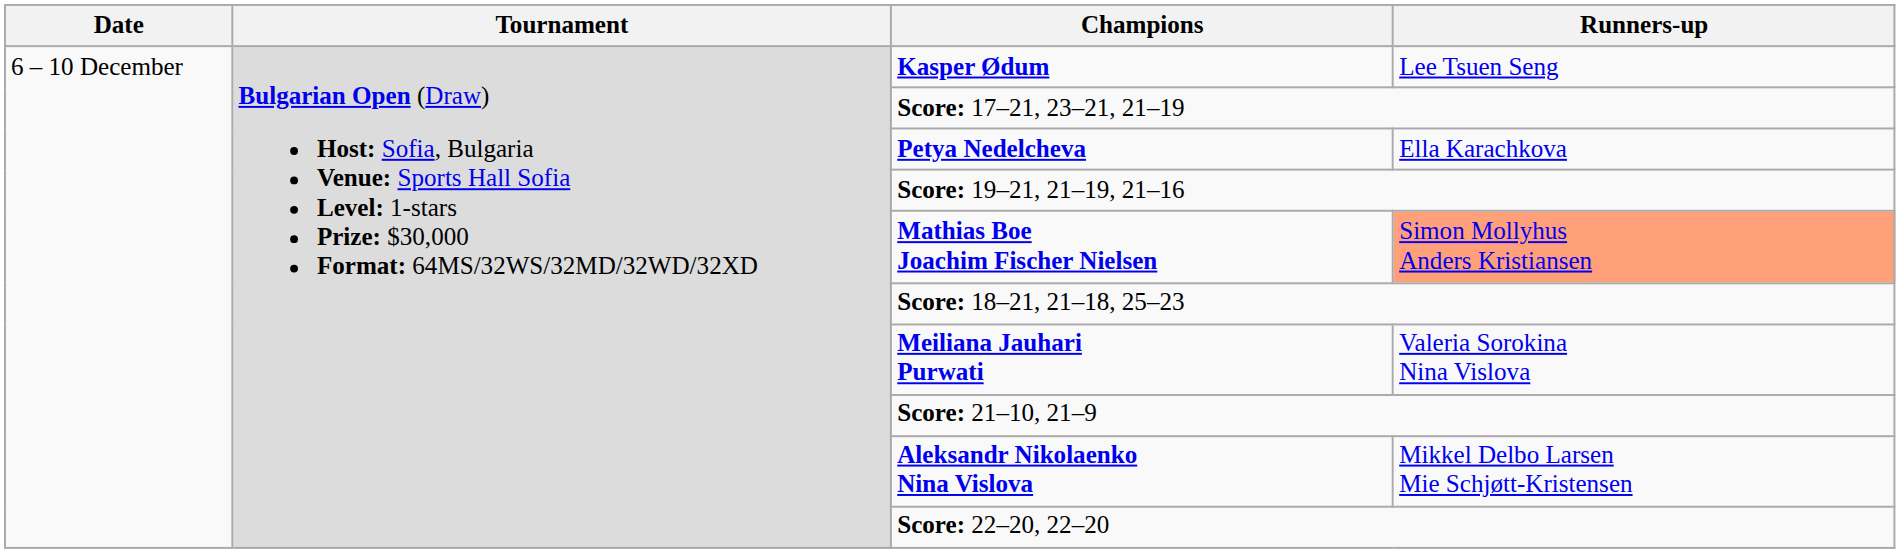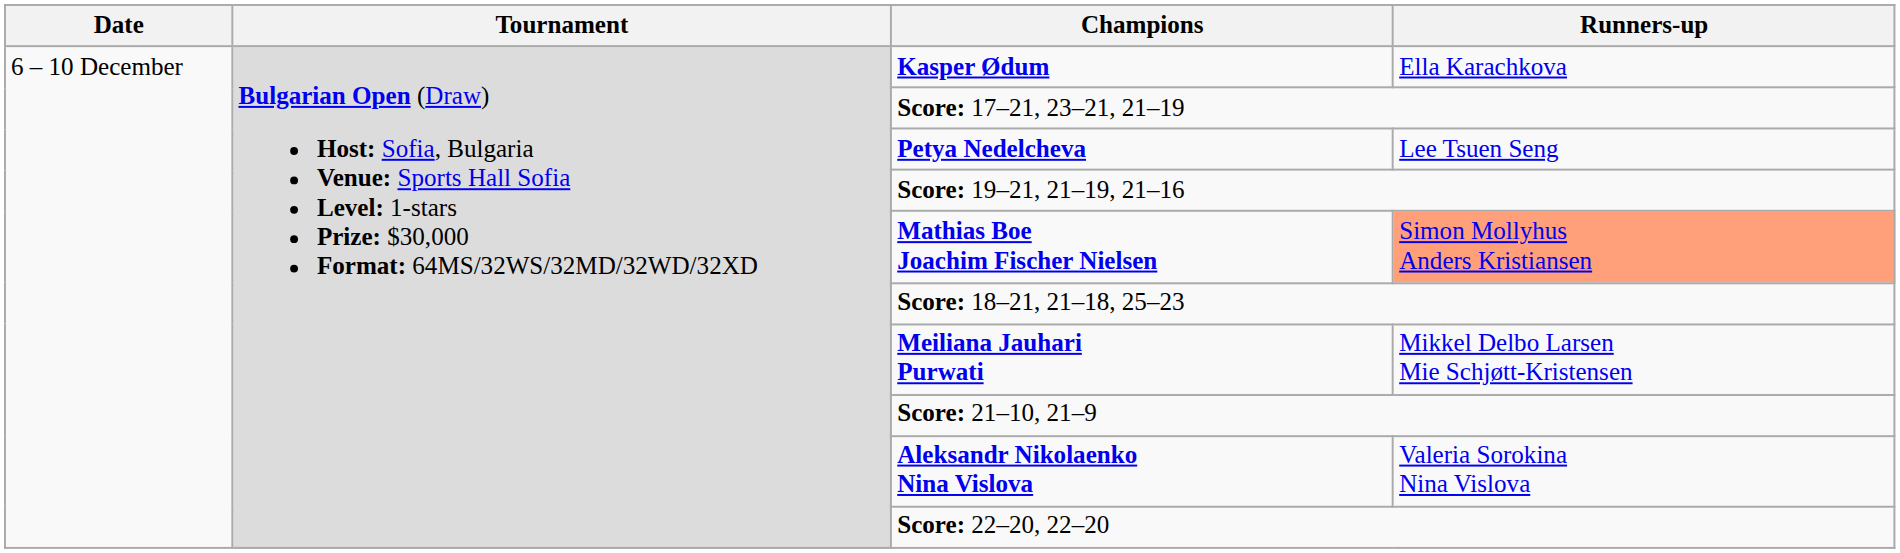(1479, 66) Lee Tsuen Seng -> (1483, 66) Ella Karachkova
(1483, 149) Ella Karachkova -> (1479, 149) Lee Tsuen Seng
(1483, 358) Valeria Sorokina Nina Vislova -> (1516, 358) Mikkel Delbo Larsen Mie Schjøtt-Kristensen
(1516, 470) Mikkel Delbo Larsen Mie Schjøtt-Kristensen -> (1483, 470) Valeria Sorokina Nina Vislova
